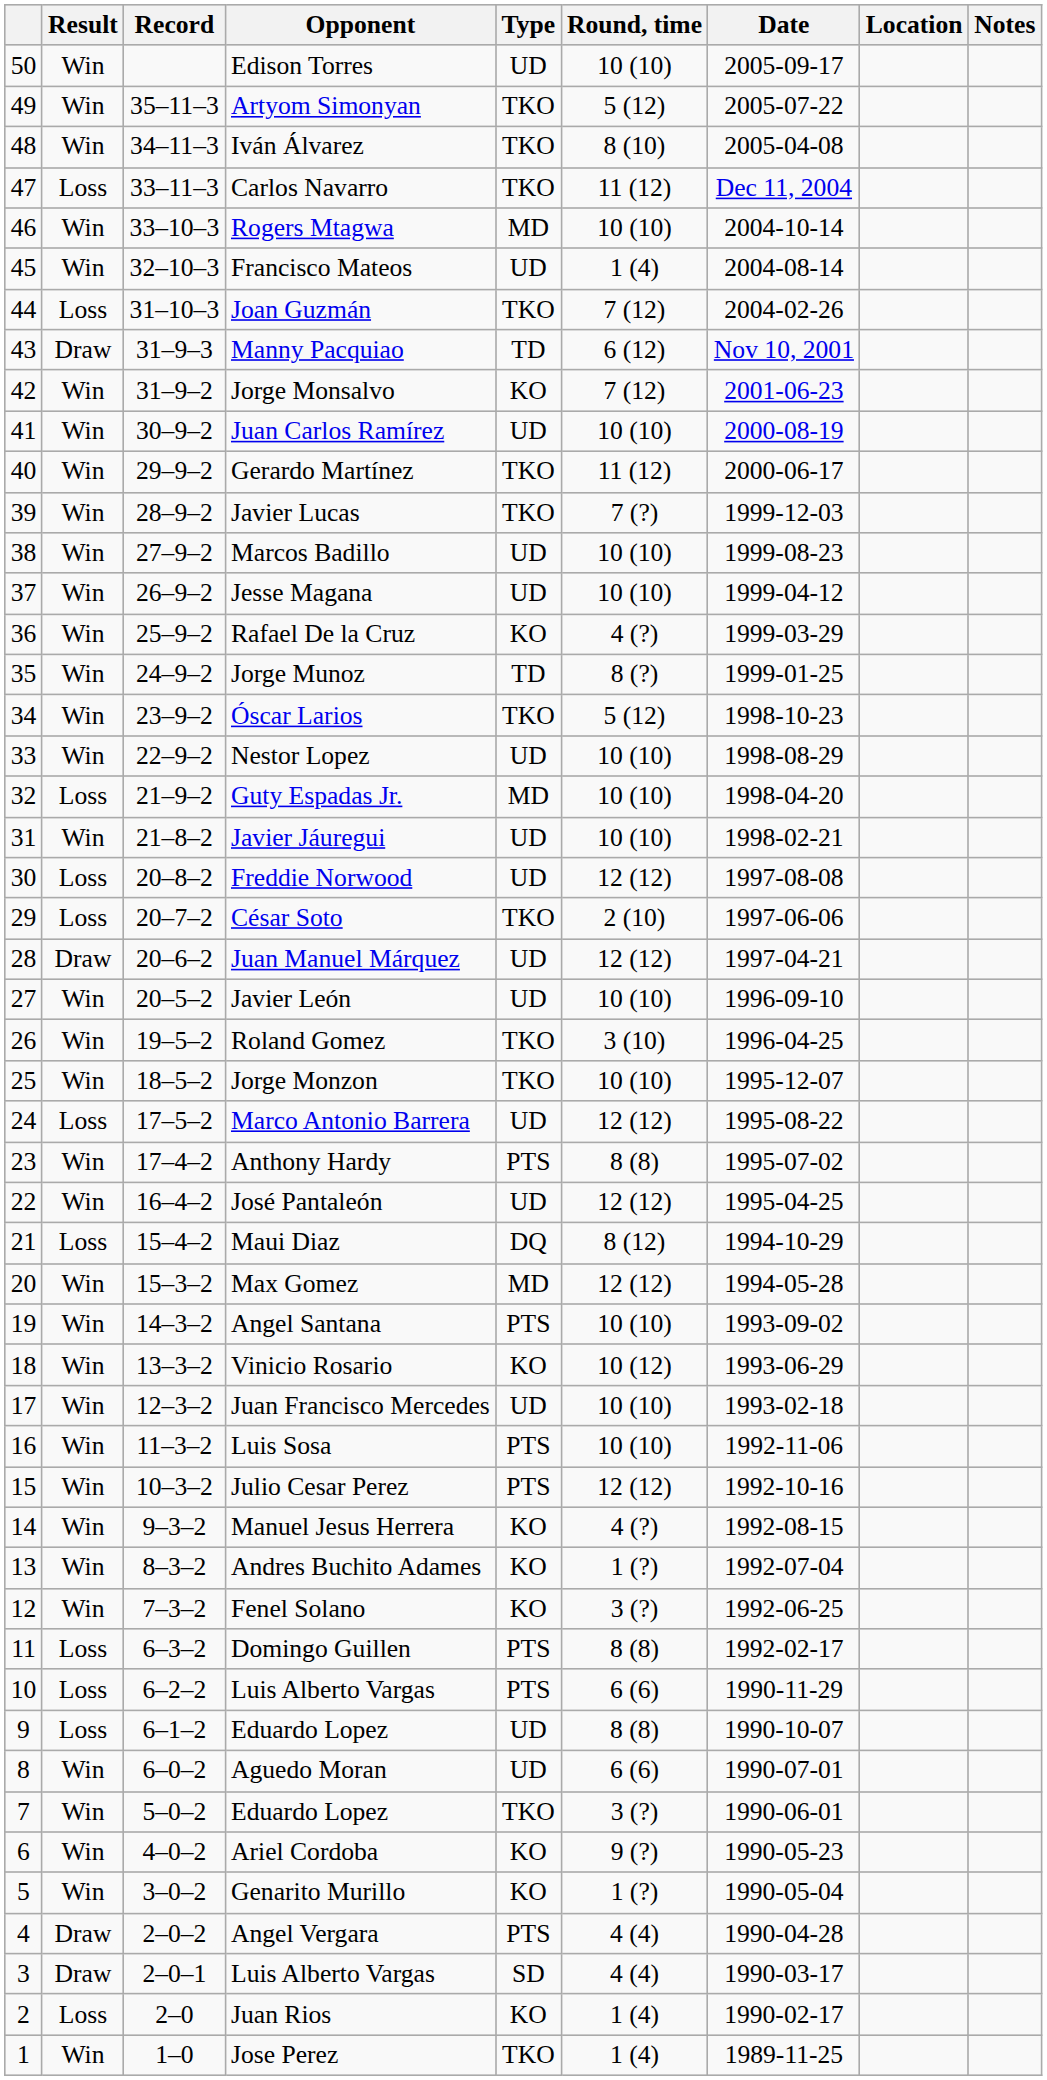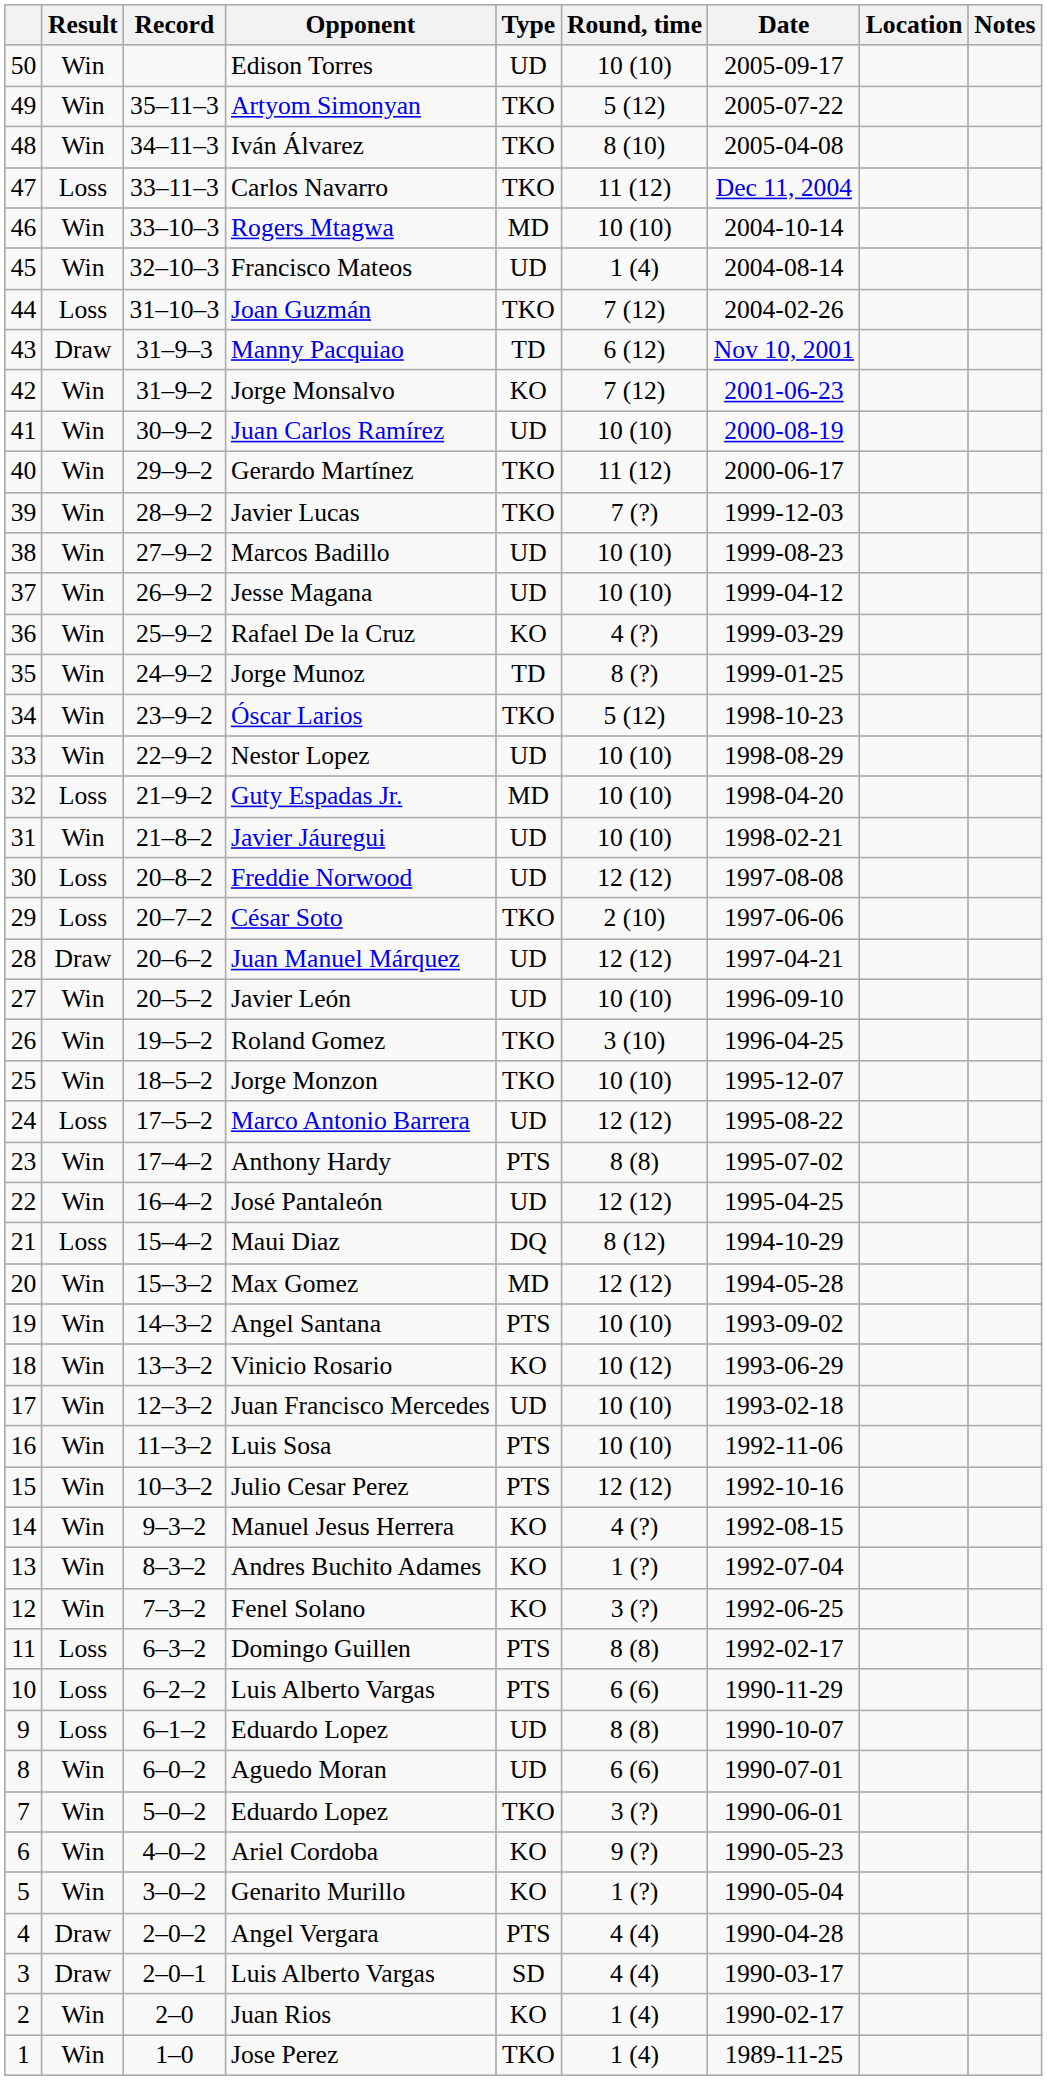(83, 2014) Loss -> (83, 2014) Win
